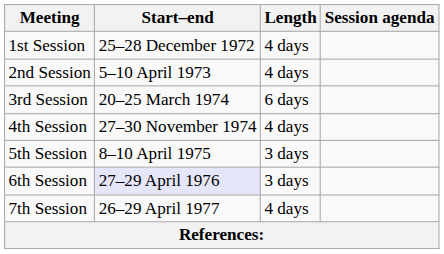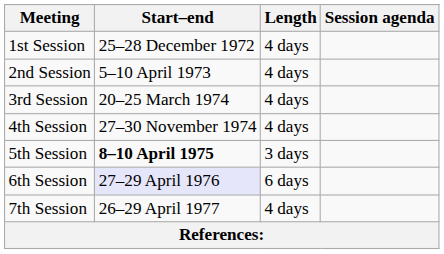(287, 99) 6 days -> (287, 99) 4 days
(155, 153) normal -> (156, 153) bold
(287, 180) 3 days -> (287, 180) 6 days
